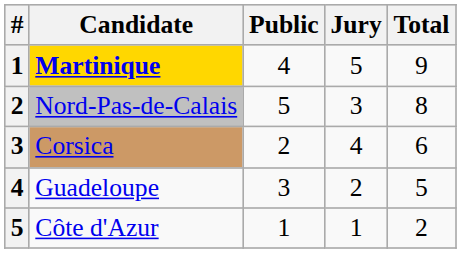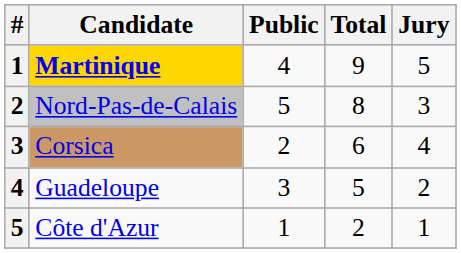columns swapped: (356, 24) <-> (421, 24)
